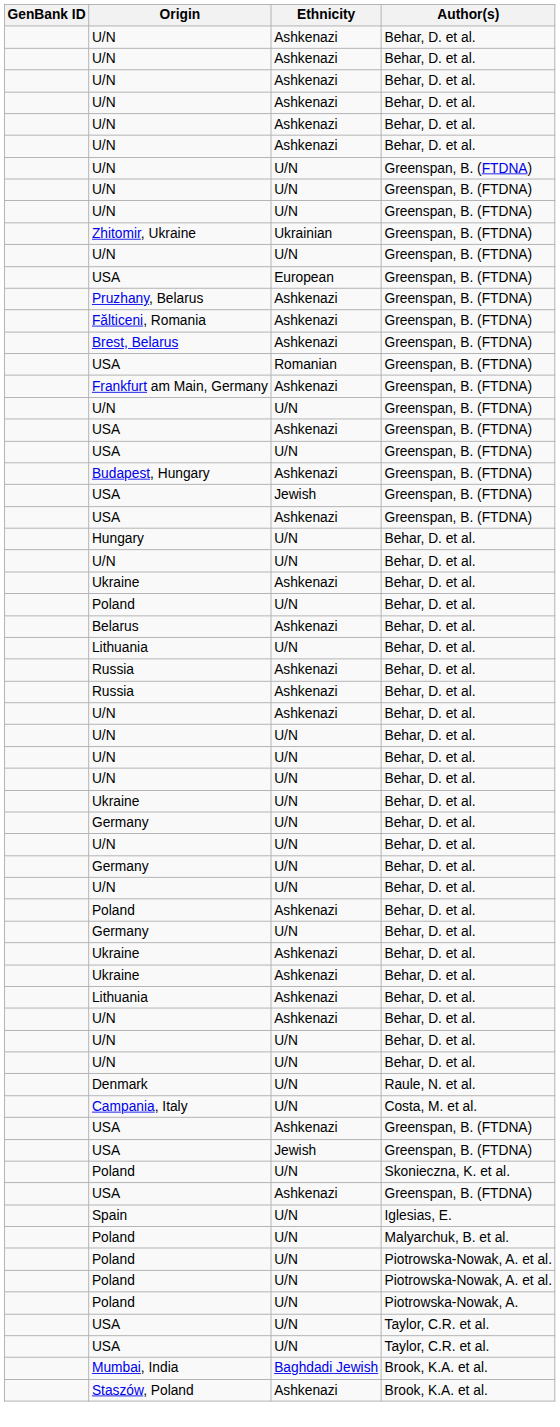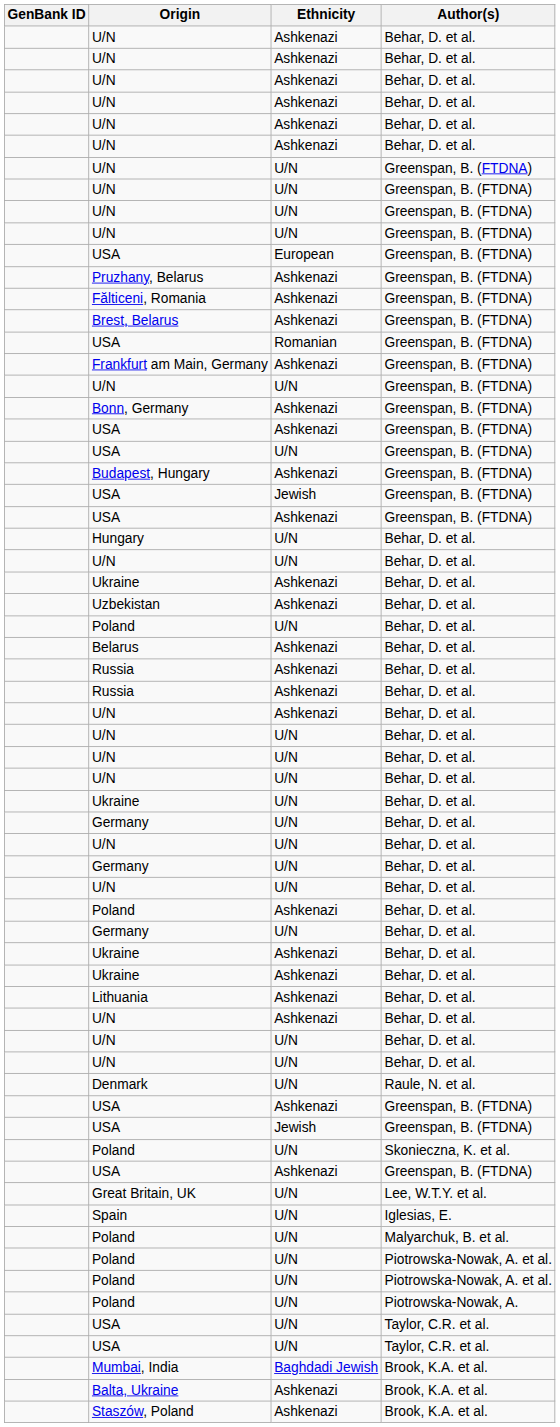- row: (144, 233)
+ row: (140, 408)
+ row: (126, 604)
- row: (120, 648)
- row: (140, 1106)
+ row: (144, 1193)
+ row: (135, 1390)
